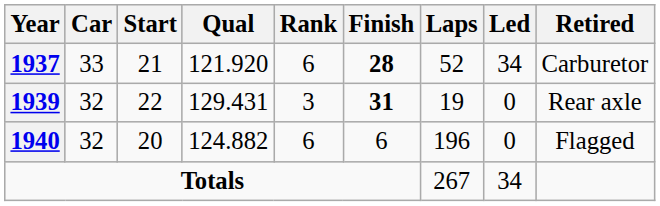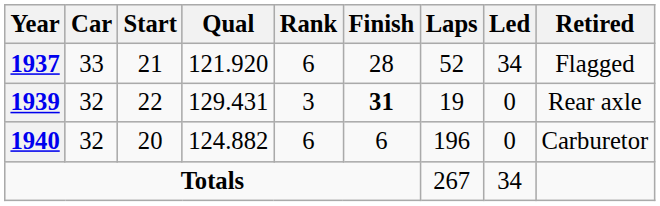(381, 63) bold -> (381, 63) normal
(595, 63) Carburetor -> (595, 63) Flagged
(595, 141) Flagged -> (595, 141) Carburetor
